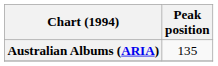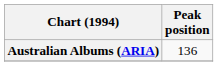(187, 50) 135 -> (187, 50) 136
